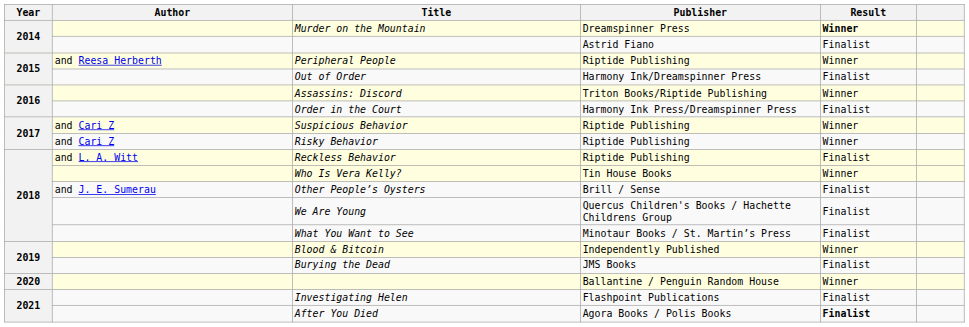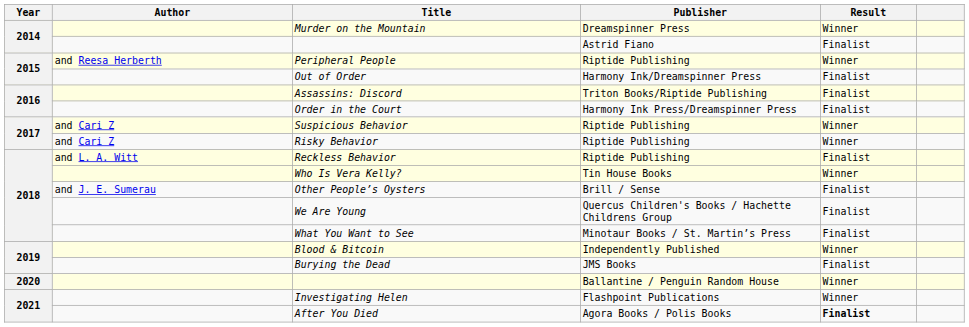(840, 29) bold -> (840, 29) normal
(840, 93) Winner -> (846, 93) Finalist
(846, 298) Finalist -> (840, 298) Winner
